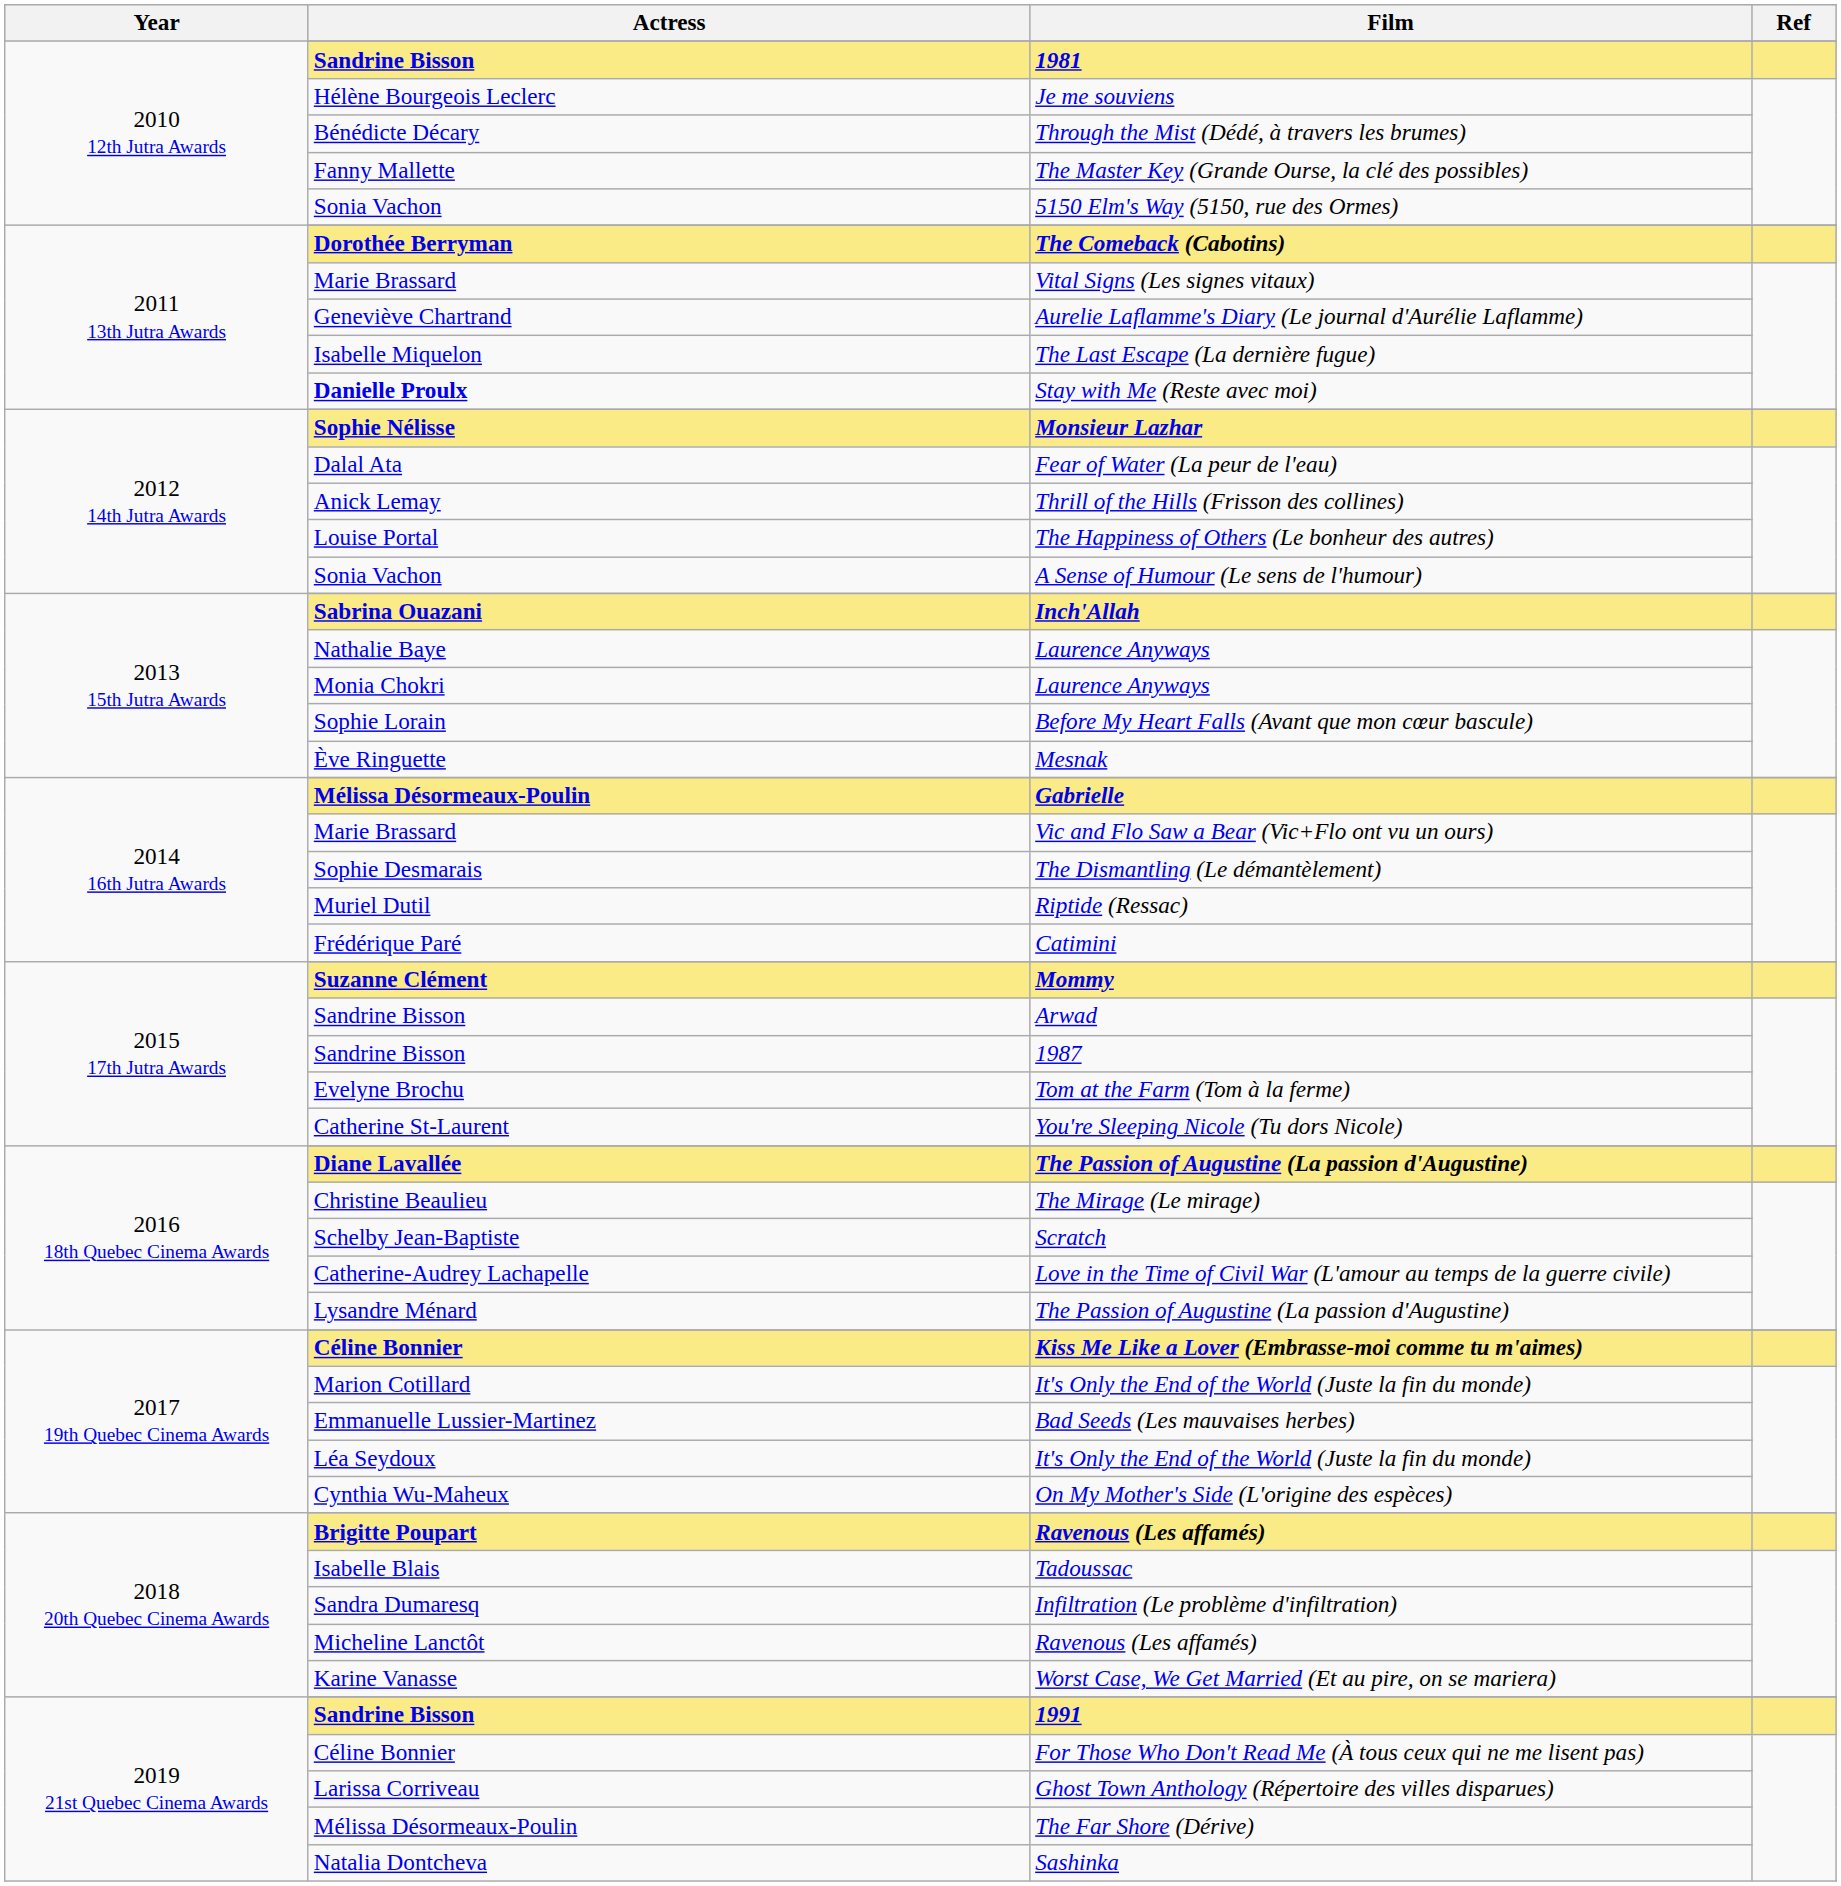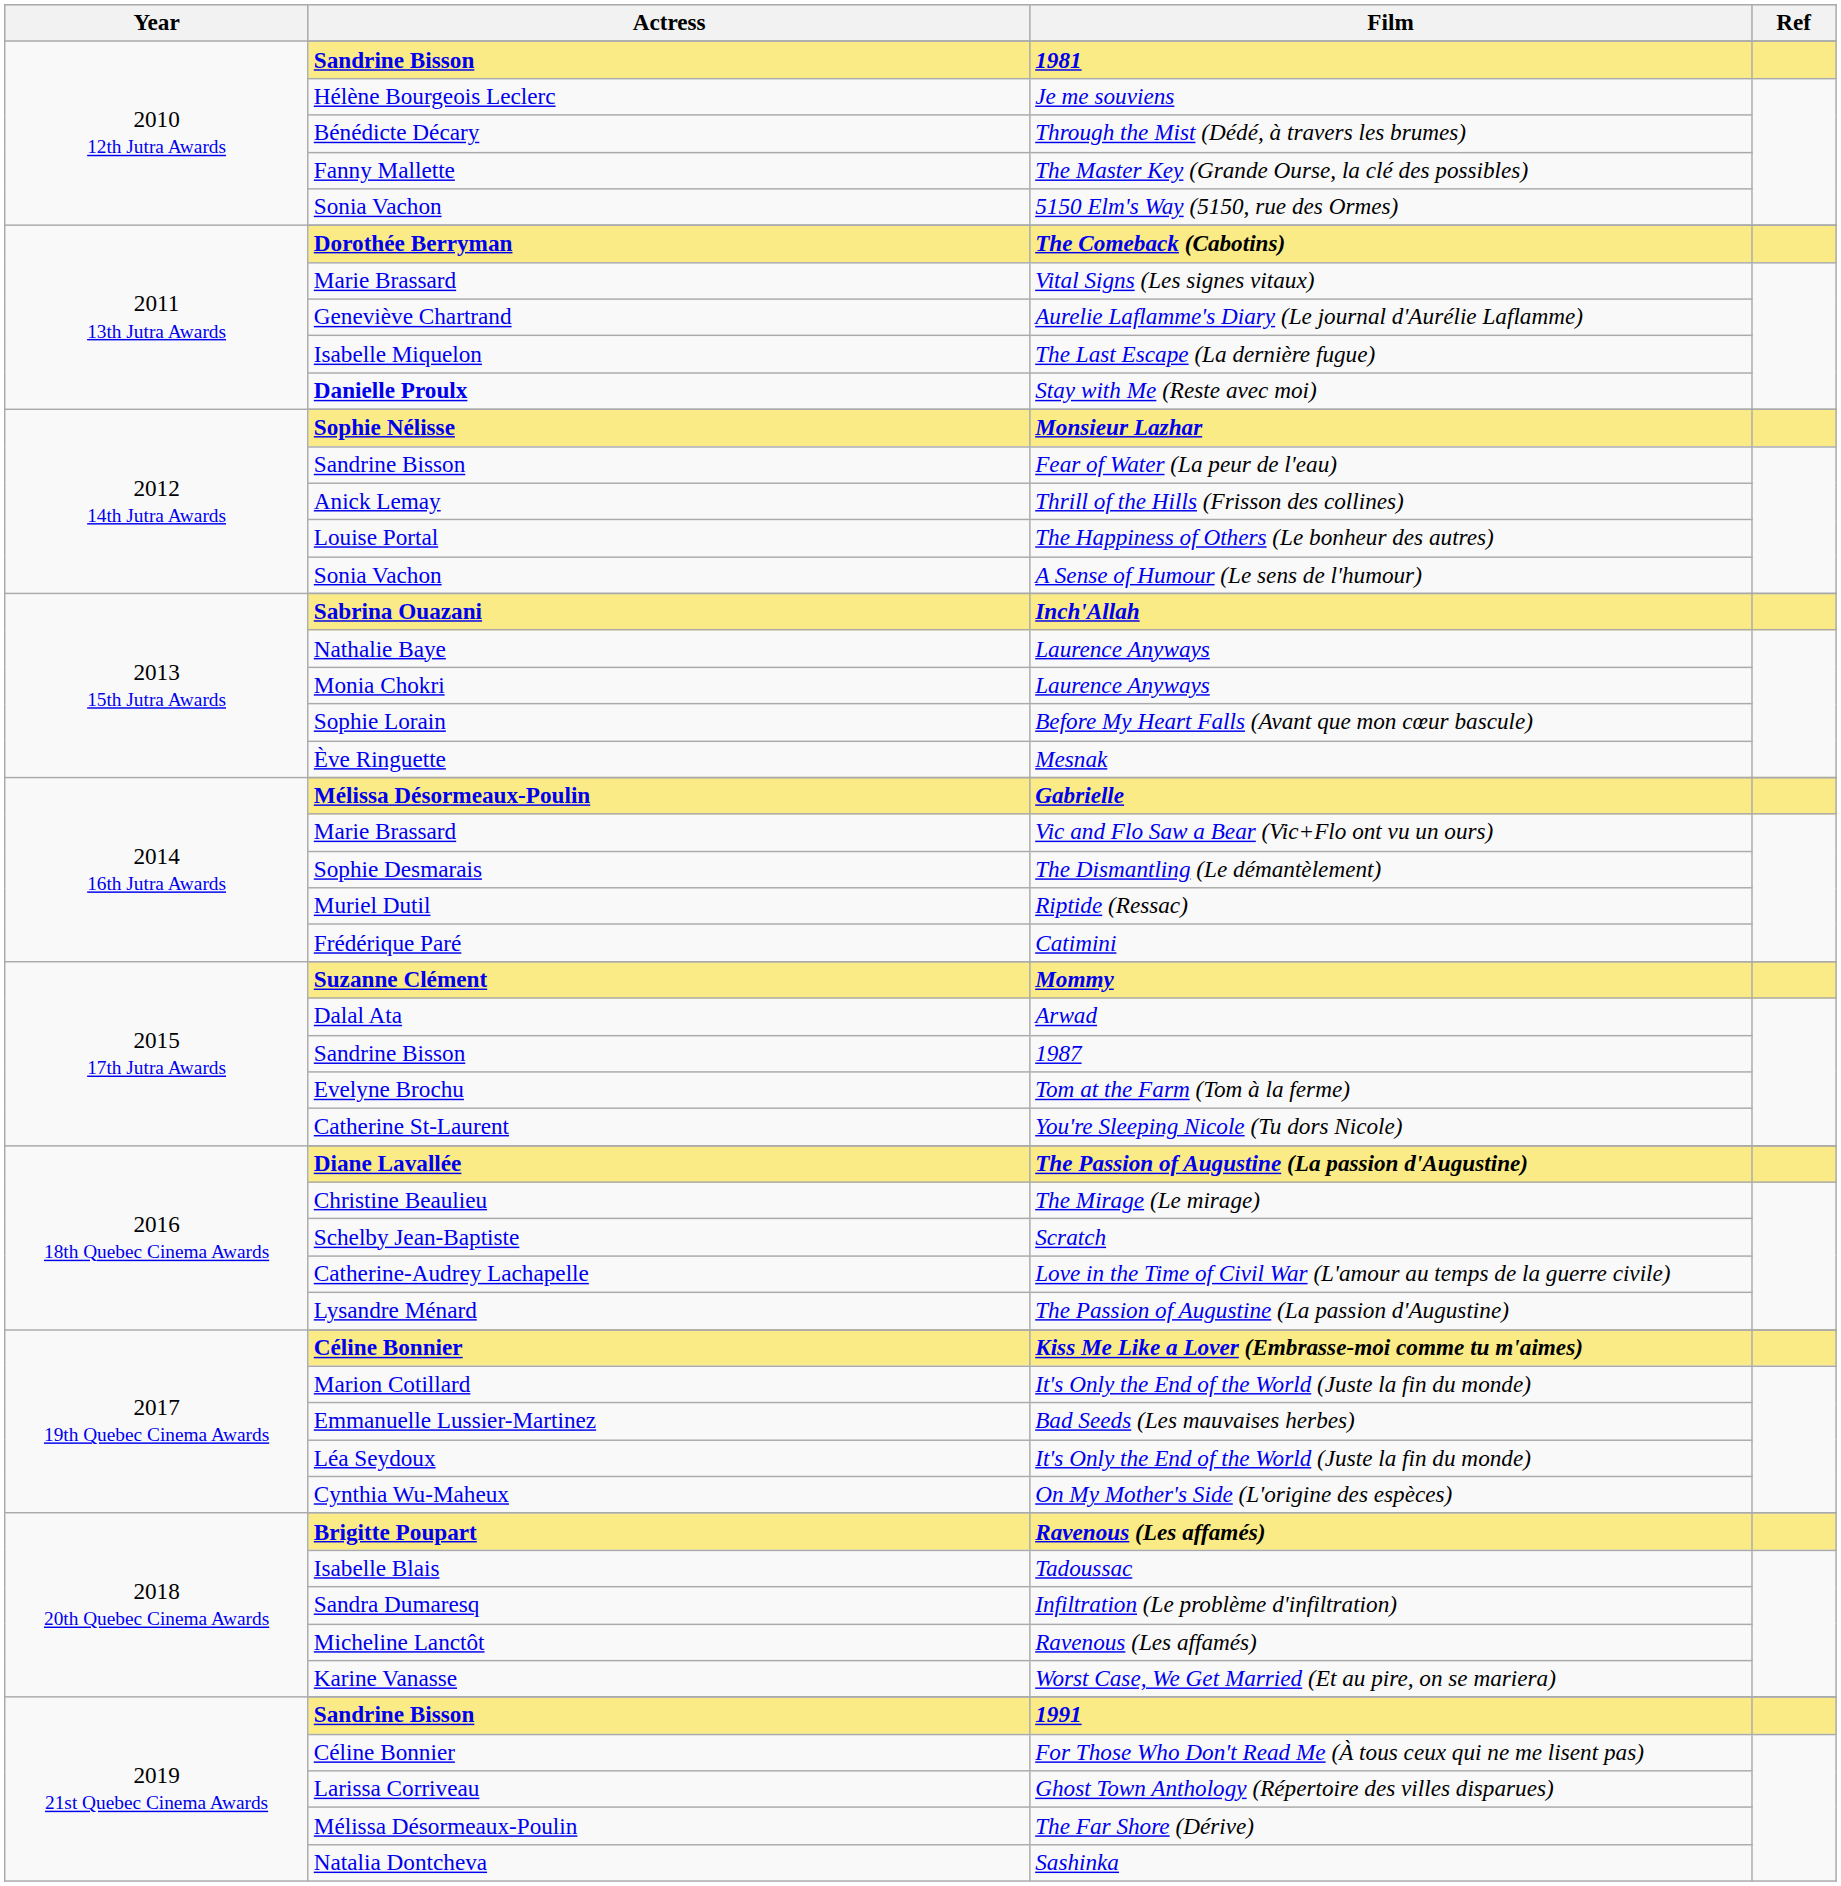(358, 464) Dalal Ata -> (390, 464) Sandrine Bisson
(390, 1016) Sandrine Bisson -> (358, 1016) Dalal Ata
